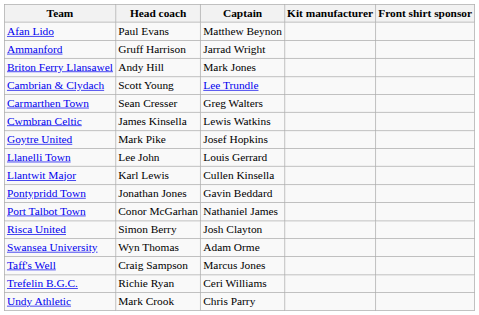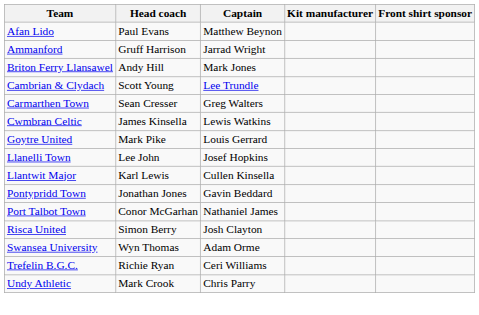(236, 139) Josef Hopkins -> (235, 139) Louis Gerrard
(235, 157) Louis Gerrard -> (236, 157) Josef Hopkins
- row: (31, 265)
